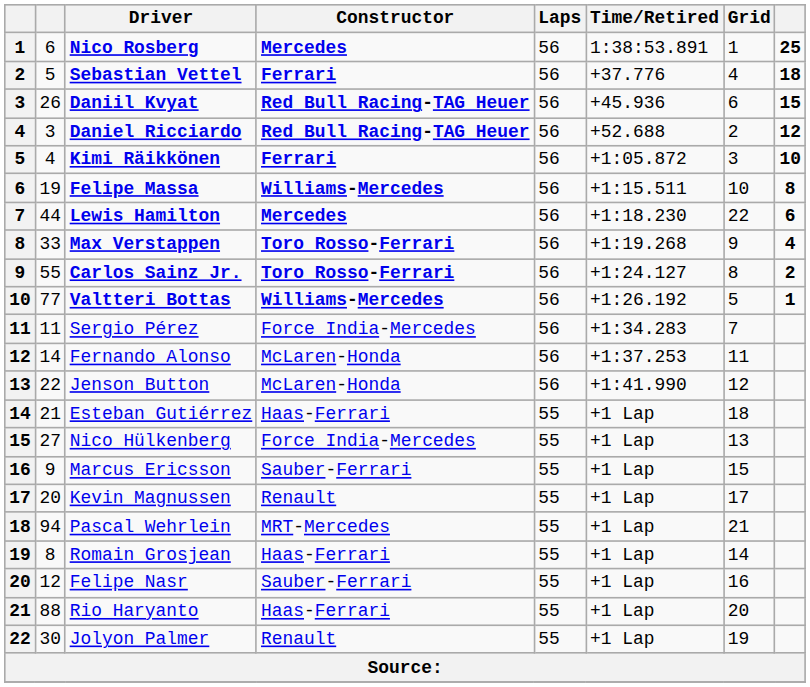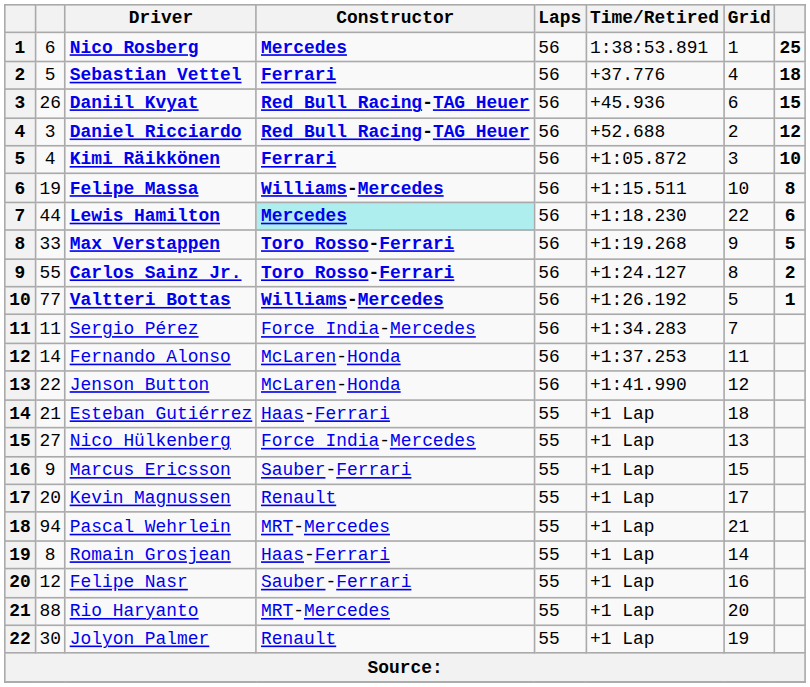(304, 216) no background -> (304, 216) paleturquoise background
(790, 245) 4 -> (790, 245) 5
(325, 611) Haas-Ferrari -> (325, 611) MRT-Mercedes
